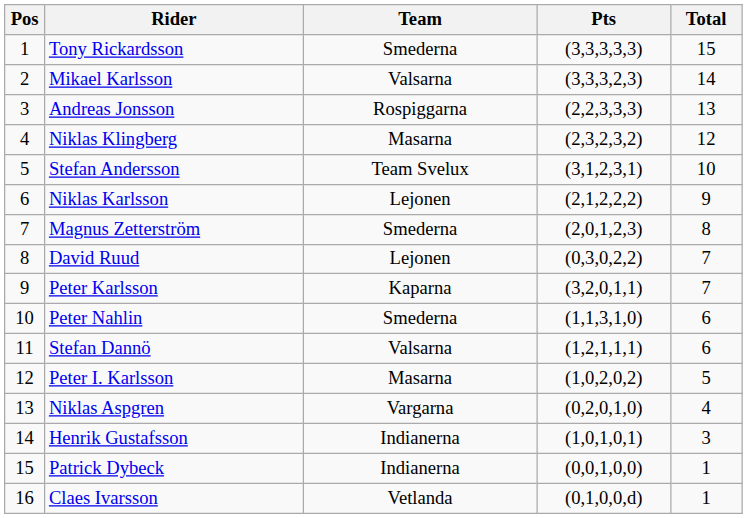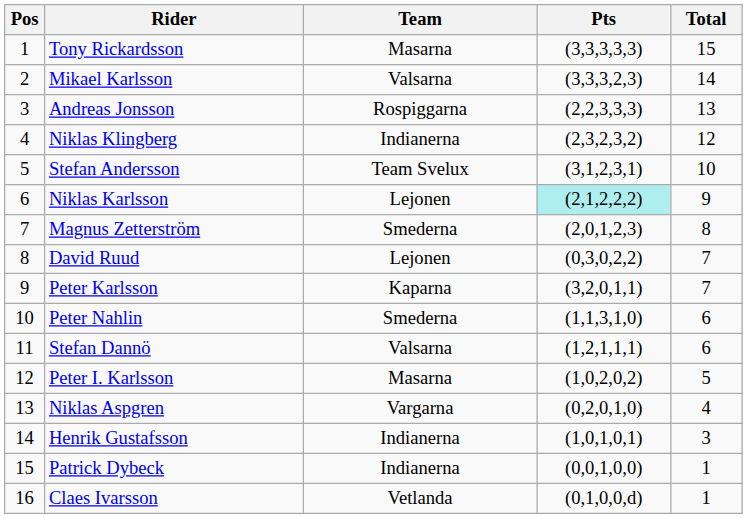(420, 49) Smederna -> (420, 49) Masarna
(420, 139) Masarna -> (420, 139) Indianerna
(604, 198) no background -> (604, 198) paleturquoise background
